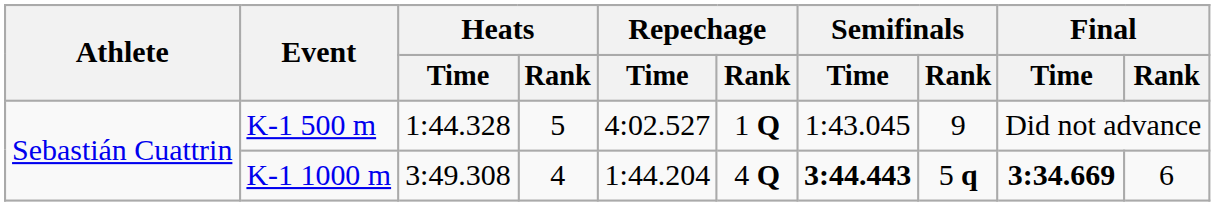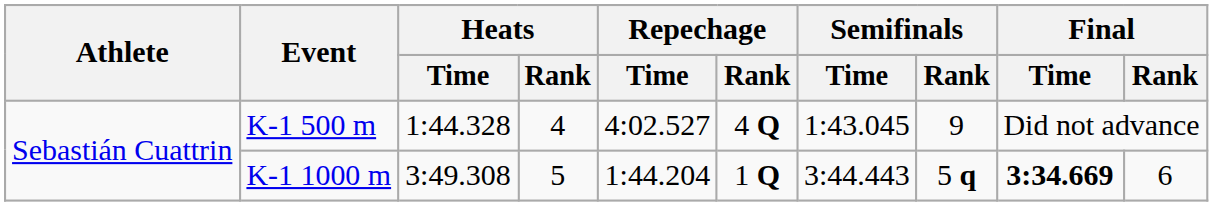(558, 125) 5 -> (558, 125) 4
(757, 125) 1 Q -> (757, 125) 4 Q
(558, 175) 4 -> (558, 175) 5
(757, 175) 4 Q -> (757, 175) 1 Q
(858, 175) bold -> (857, 175) normal
